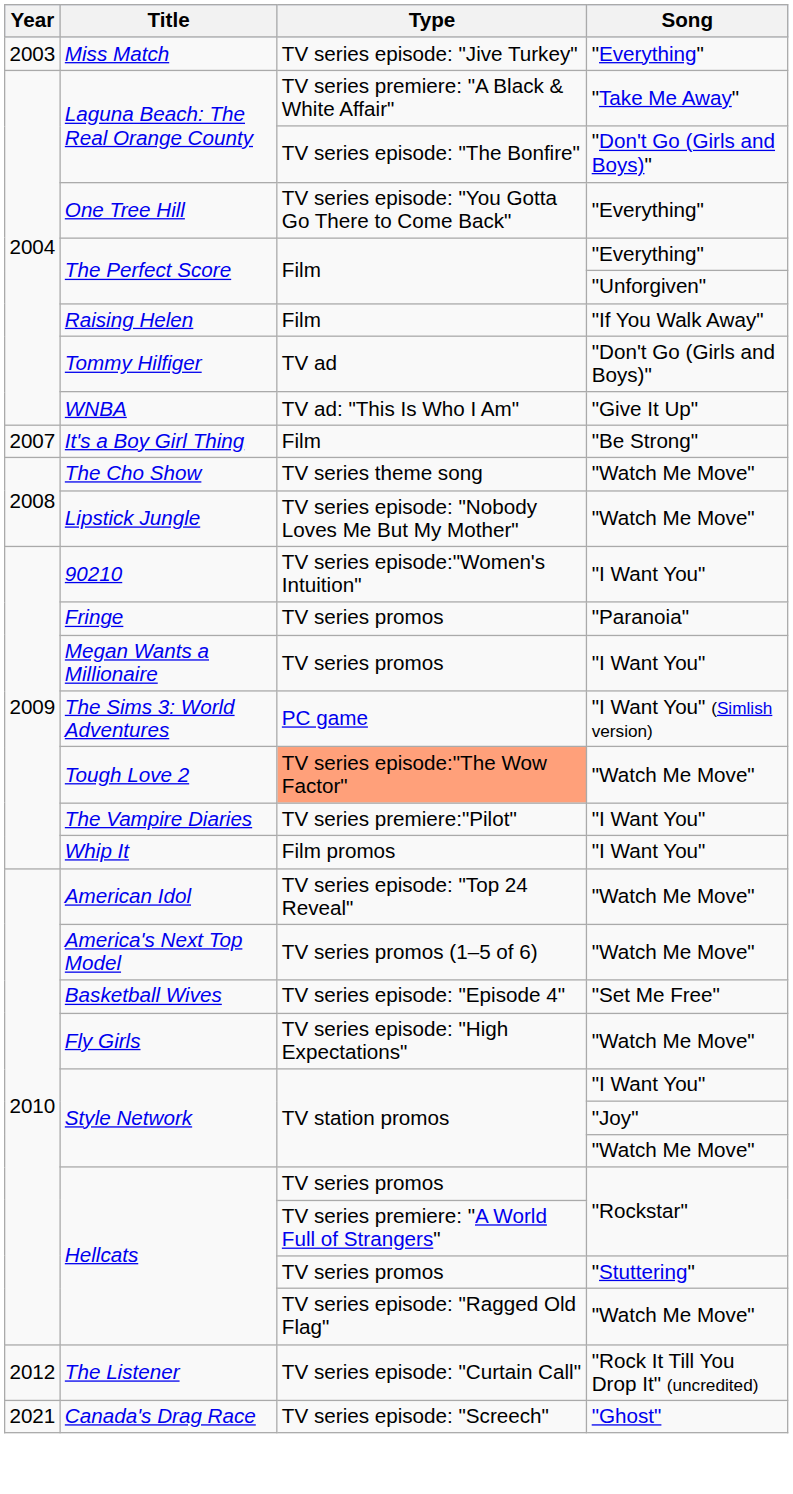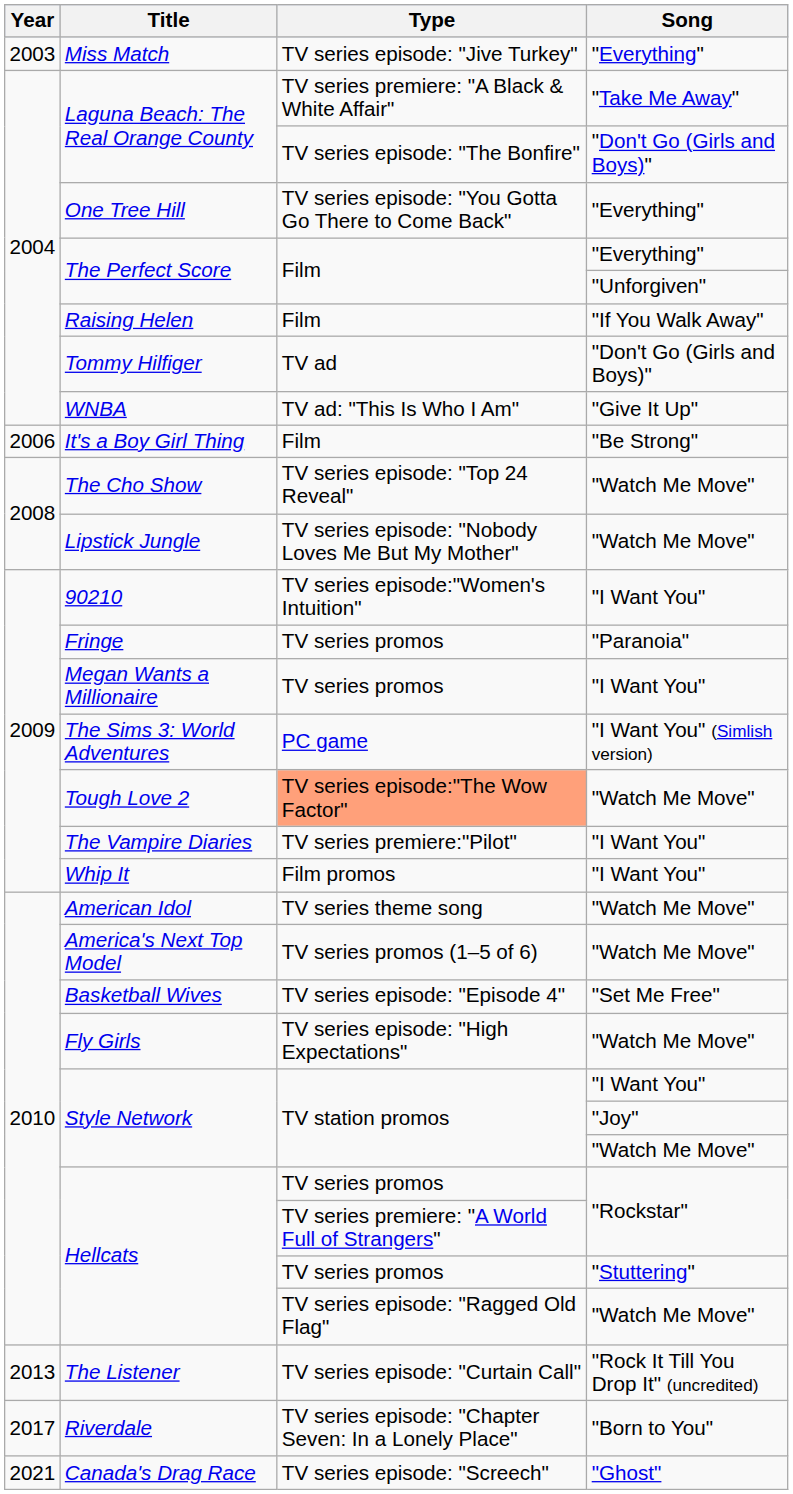(32, 441) 2007 -> (32, 441) 2006
(382, 473) TV series theme song -> (405, 485) TV series episode: "Top 24 Reveal"
(405, 896) TV series episode: "Top 24 Reveal" -> (382, 907) TV series theme song
(32, 1372) 2012 -> (32, 1372) 2013
+ row: (108, 1428)
